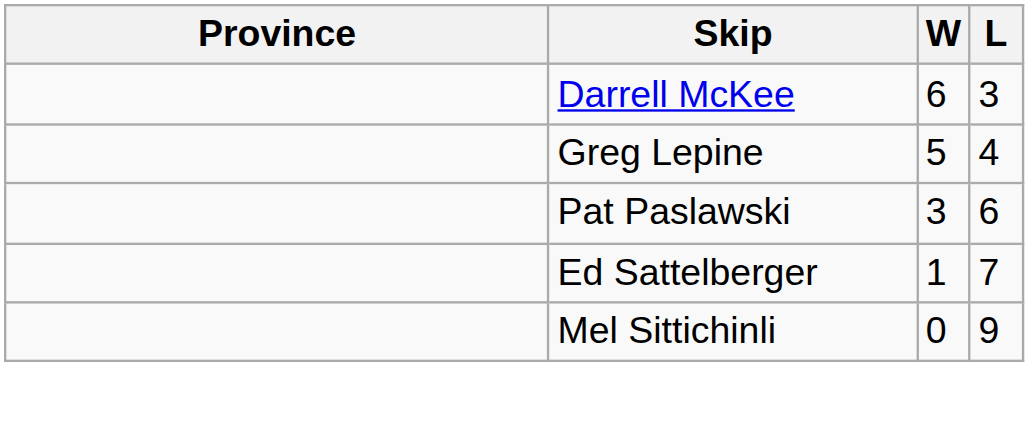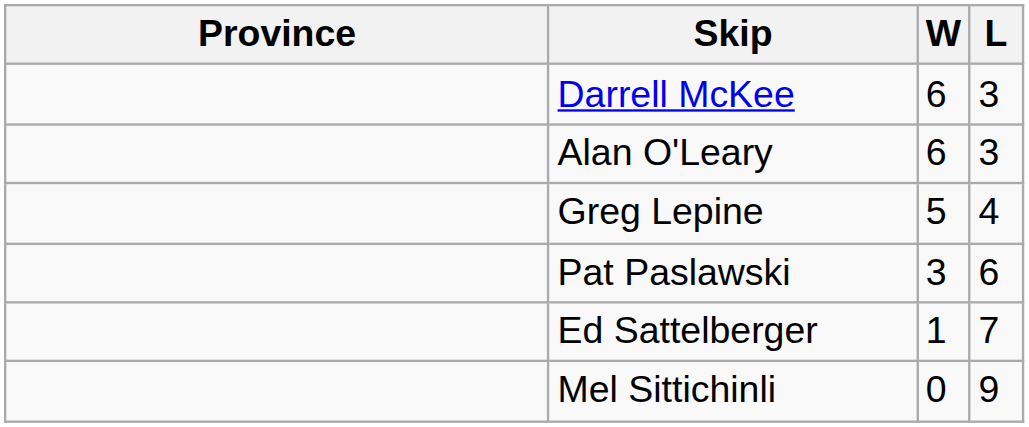+ row: (665, 152)
